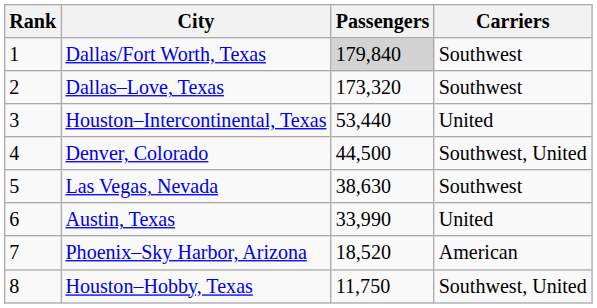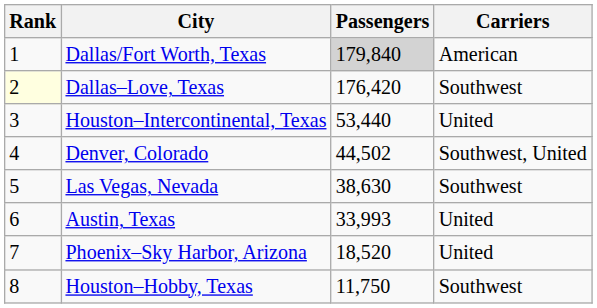(480, 54) Southwest -> (478, 54) American
(14, 87) no background -> (14, 87) lightyellow background
(368, 87) 173,320 -> (368, 87) 176,420
(363, 153) 44,500 -> (363, 153) 44,502
(363, 219) 33,990 -> (363, 219) 33,993
(478, 252) American -> (466, 252) United
(513, 285) Southwest, United -> (480, 285) Southwest
